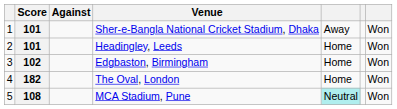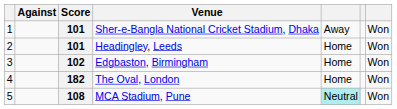columns swapped: (32, 12) <-> (71, 12)
